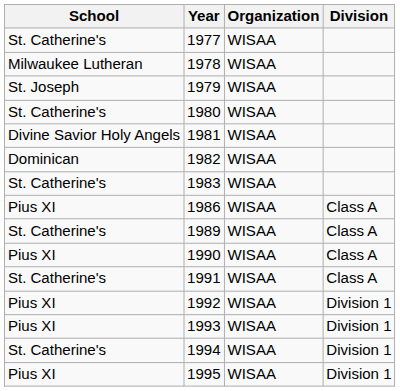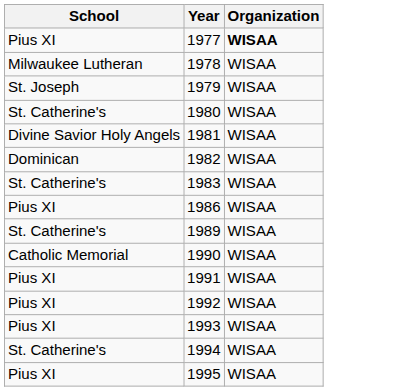- column: (359, 16)
(57, 40) St. Catherine's -> (32, 40) Pius XI
(252, 40) normal -> (253, 40) bold
(32, 254) Pius XI -> (68, 254) Catholic Memorial
(57, 278) St. Catherine's -> (32, 278) Pius XI
